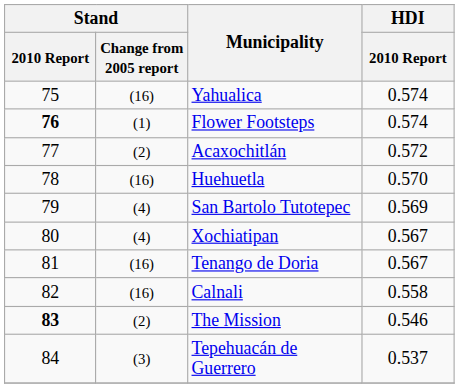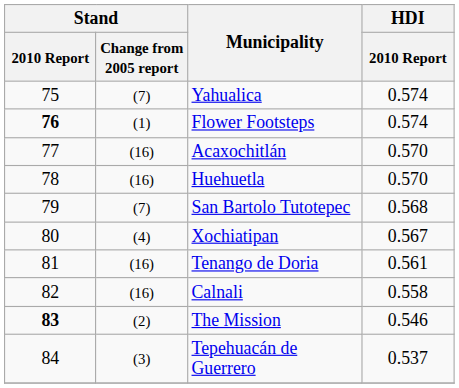(142, 96) (16) -> (142, 96) (7)
(142, 152) (2) -> (142, 152) (16)
(408, 151) 0.572 -> (408, 151) 0.570
(142, 208) (4) -> (142, 208) (7)
(408, 207) 0.569 -> (408, 207) 0.568
(408, 263) 0.567 -> (408, 263) 0.561
